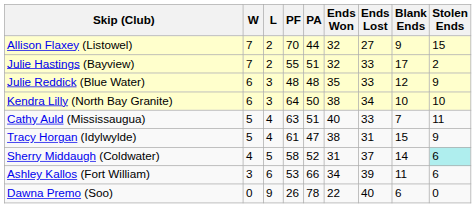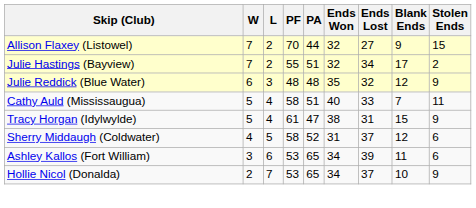(368, 63) 33 -> (368, 63) 34
(368, 82) 33 -> (368, 82) 32
- row: (90, 100)
(293, 119) 63 -> (293, 100) 58
(401, 156) 14 -> (401, 138) 12
(435, 156) paleturquoise background -> (435, 138) no background
(313, 175) 66 -> (313, 156) 65
+ row: (64, 175)
- row: (60, 193)
